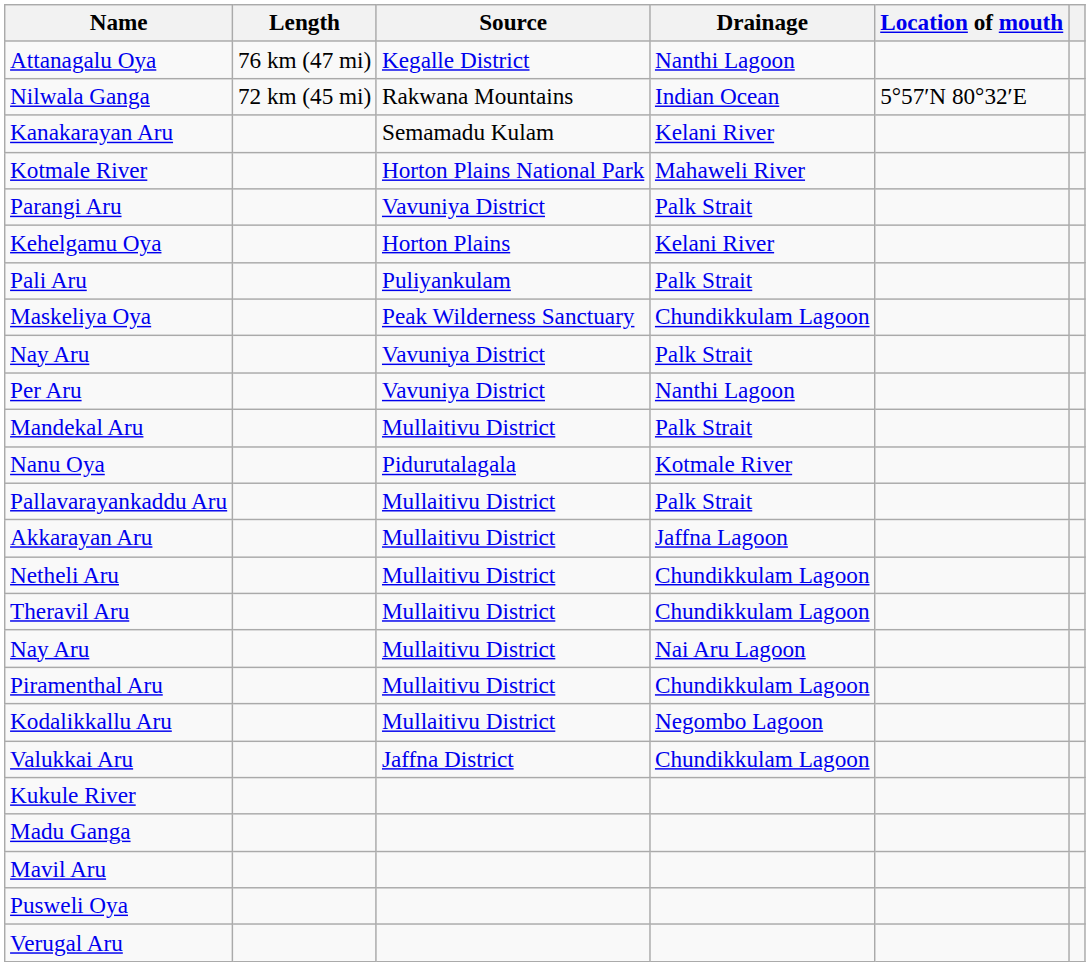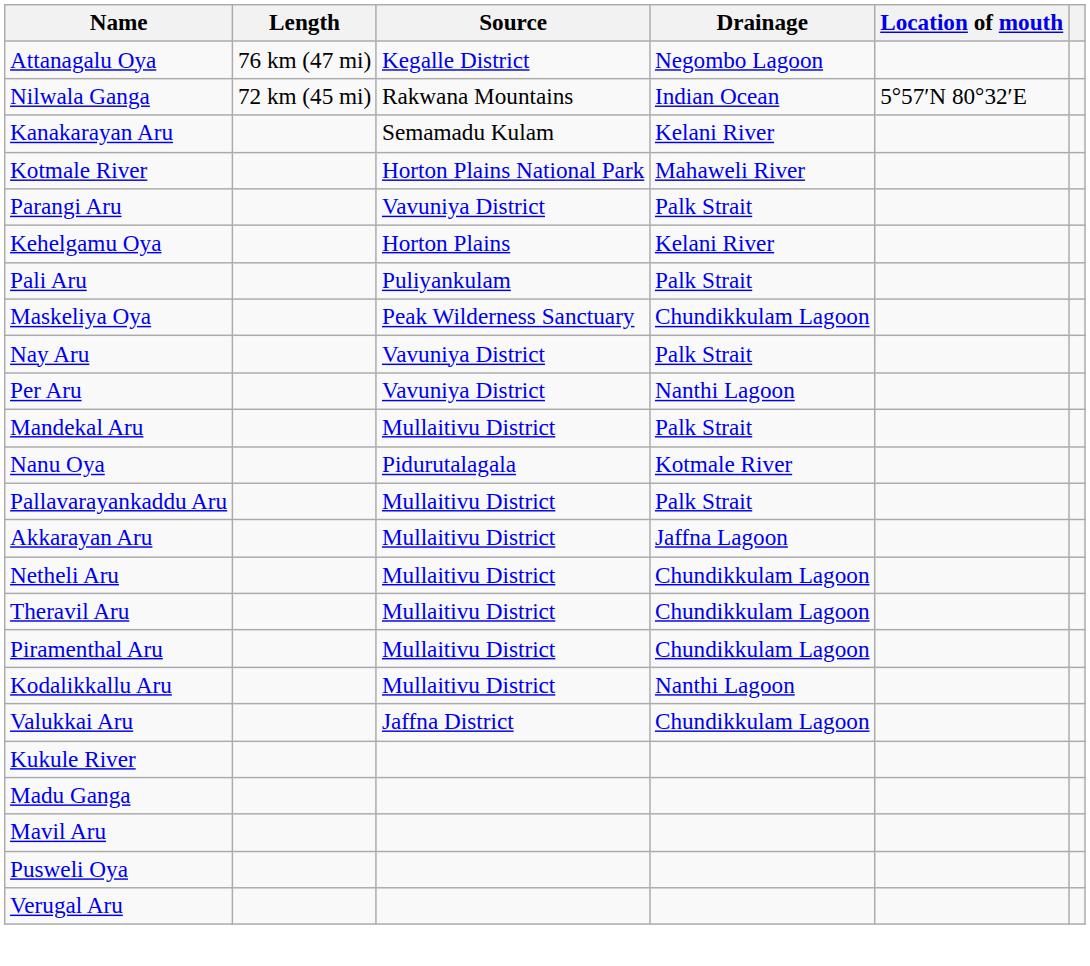(725, 59) Nanthi Lagoon -> (739, 59) Negombo Lagoon
- row: (50, 648)
(739, 721) Negombo Lagoon -> (725, 685) Nanthi Lagoon
